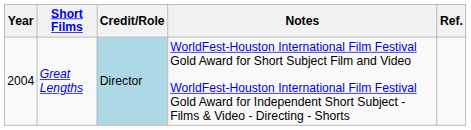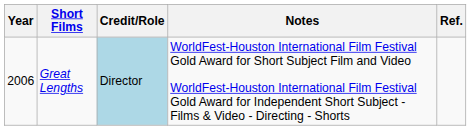(21, 81) 2004 -> (21, 81) 2006
